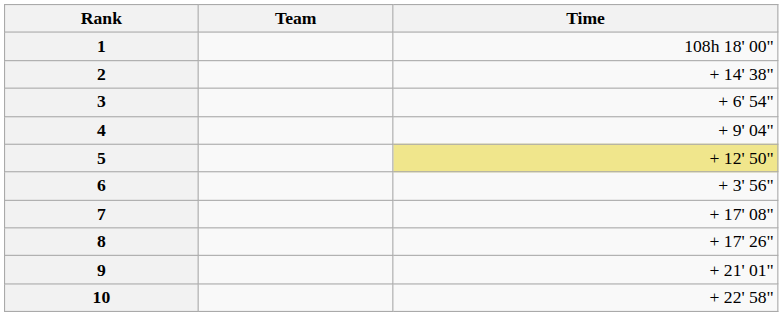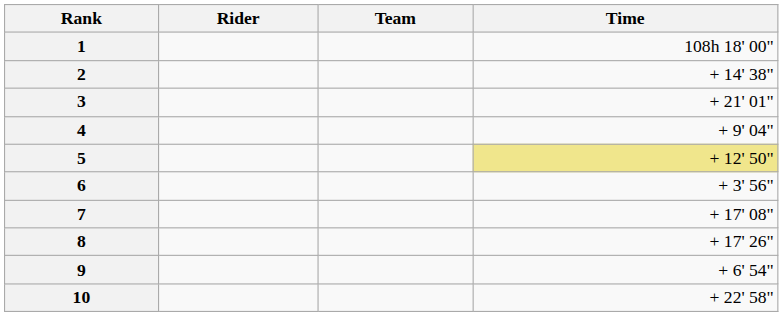+ column: (238, 18)
(746, 102) + 6' 54" -> (742, 102) + 21' 01"
(742, 269) + 21' 01" -> (746, 269) + 6' 54"
